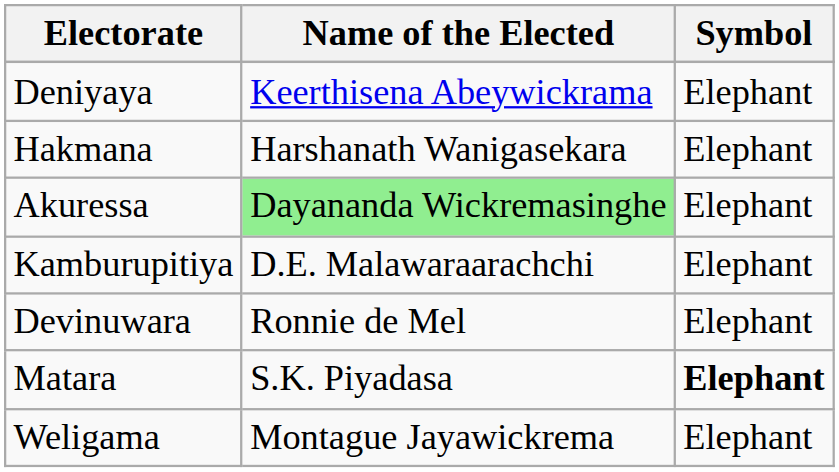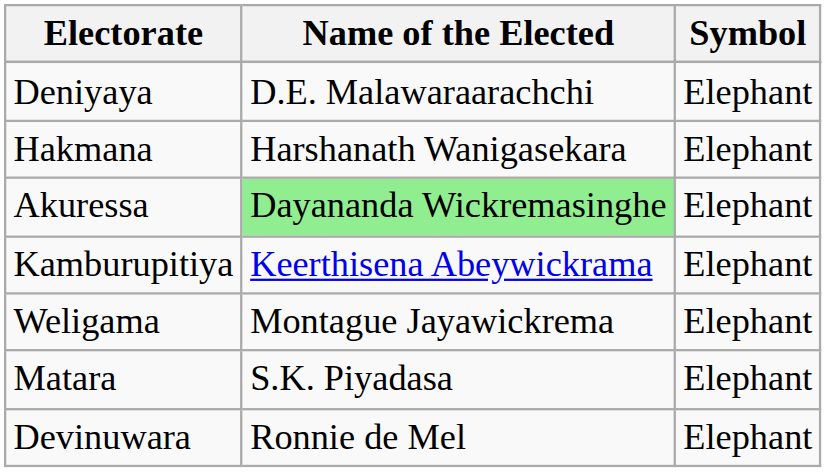(451, 90) Keerthisena Abeywickrama -> (422, 90) D.E. Malawaraarachchi
(422, 263) D.E. Malawaraarachchi -> (451, 263) Keerthisena Abeywickrama
rows swapped: (102, 321) <-> (87, 436)
(754, 378) bold -> (748, 378) normal
